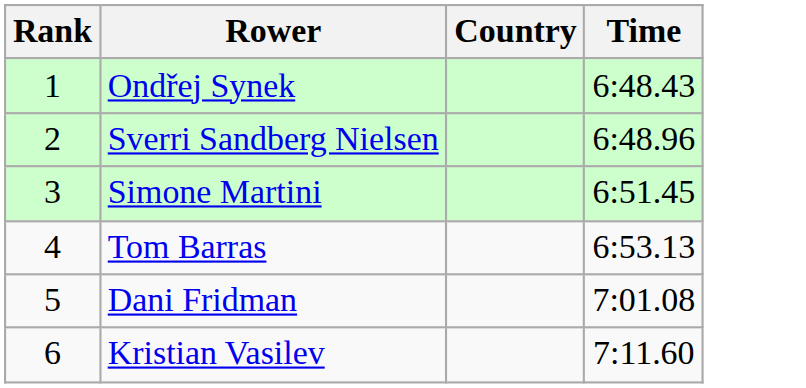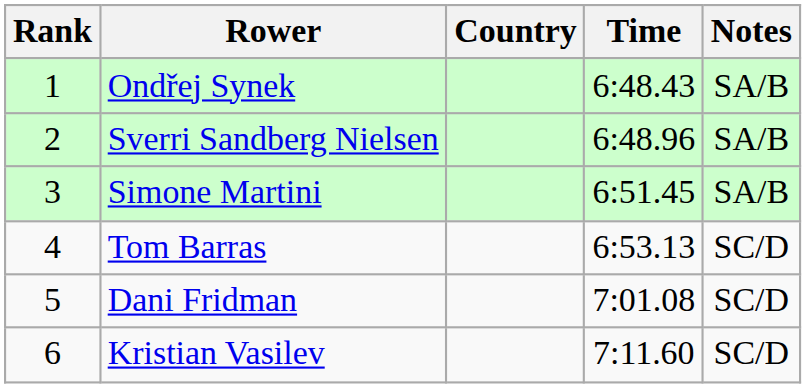+ column: (751, 31)
